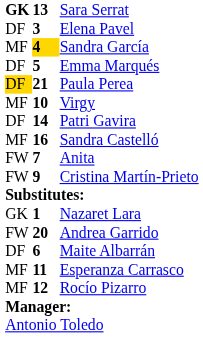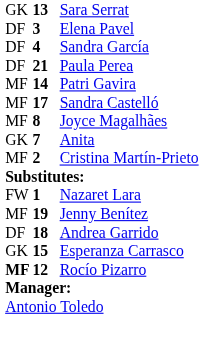(17, 10) bold -> (16, 10) normal
(16, 47) MF -> (15, 47) DF
(36, 47) gold background -> (36, 47) no background
- row: (110, 65)
(15, 84) gold background -> (15, 65) no background
- row: (77, 102)
(15, 121) DF -> (16, 84) MF
(40, 139) 16 -> (40, 102) 17
+ row: (113, 121)
(17, 158) FW -> (16, 139) GK
(17, 176) FW -> (16, 158) MF
(36, 176) 9 -> (36, 158) 2
(16, 214) GK -> (17, 195) FW
+ row: (104, 214)
(17, 232) FW -> (15, 232) DF
(40, 232) 20 -> (40, 232) 18
- row: (107, 251)
(16, 269) MF -> (16, 251) GK
(40, 269) 11 -> (40, 251) 15
(16, 288) normal -> (17, 269) bold
